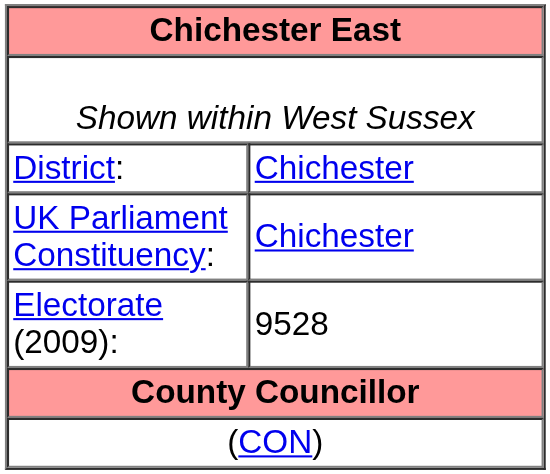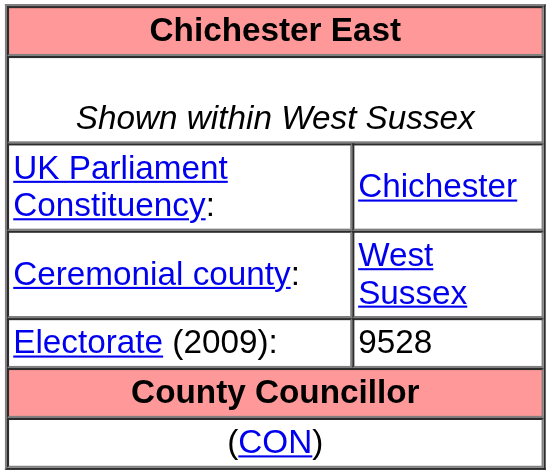- row: (69, 167)
+ row: (157, 273)
